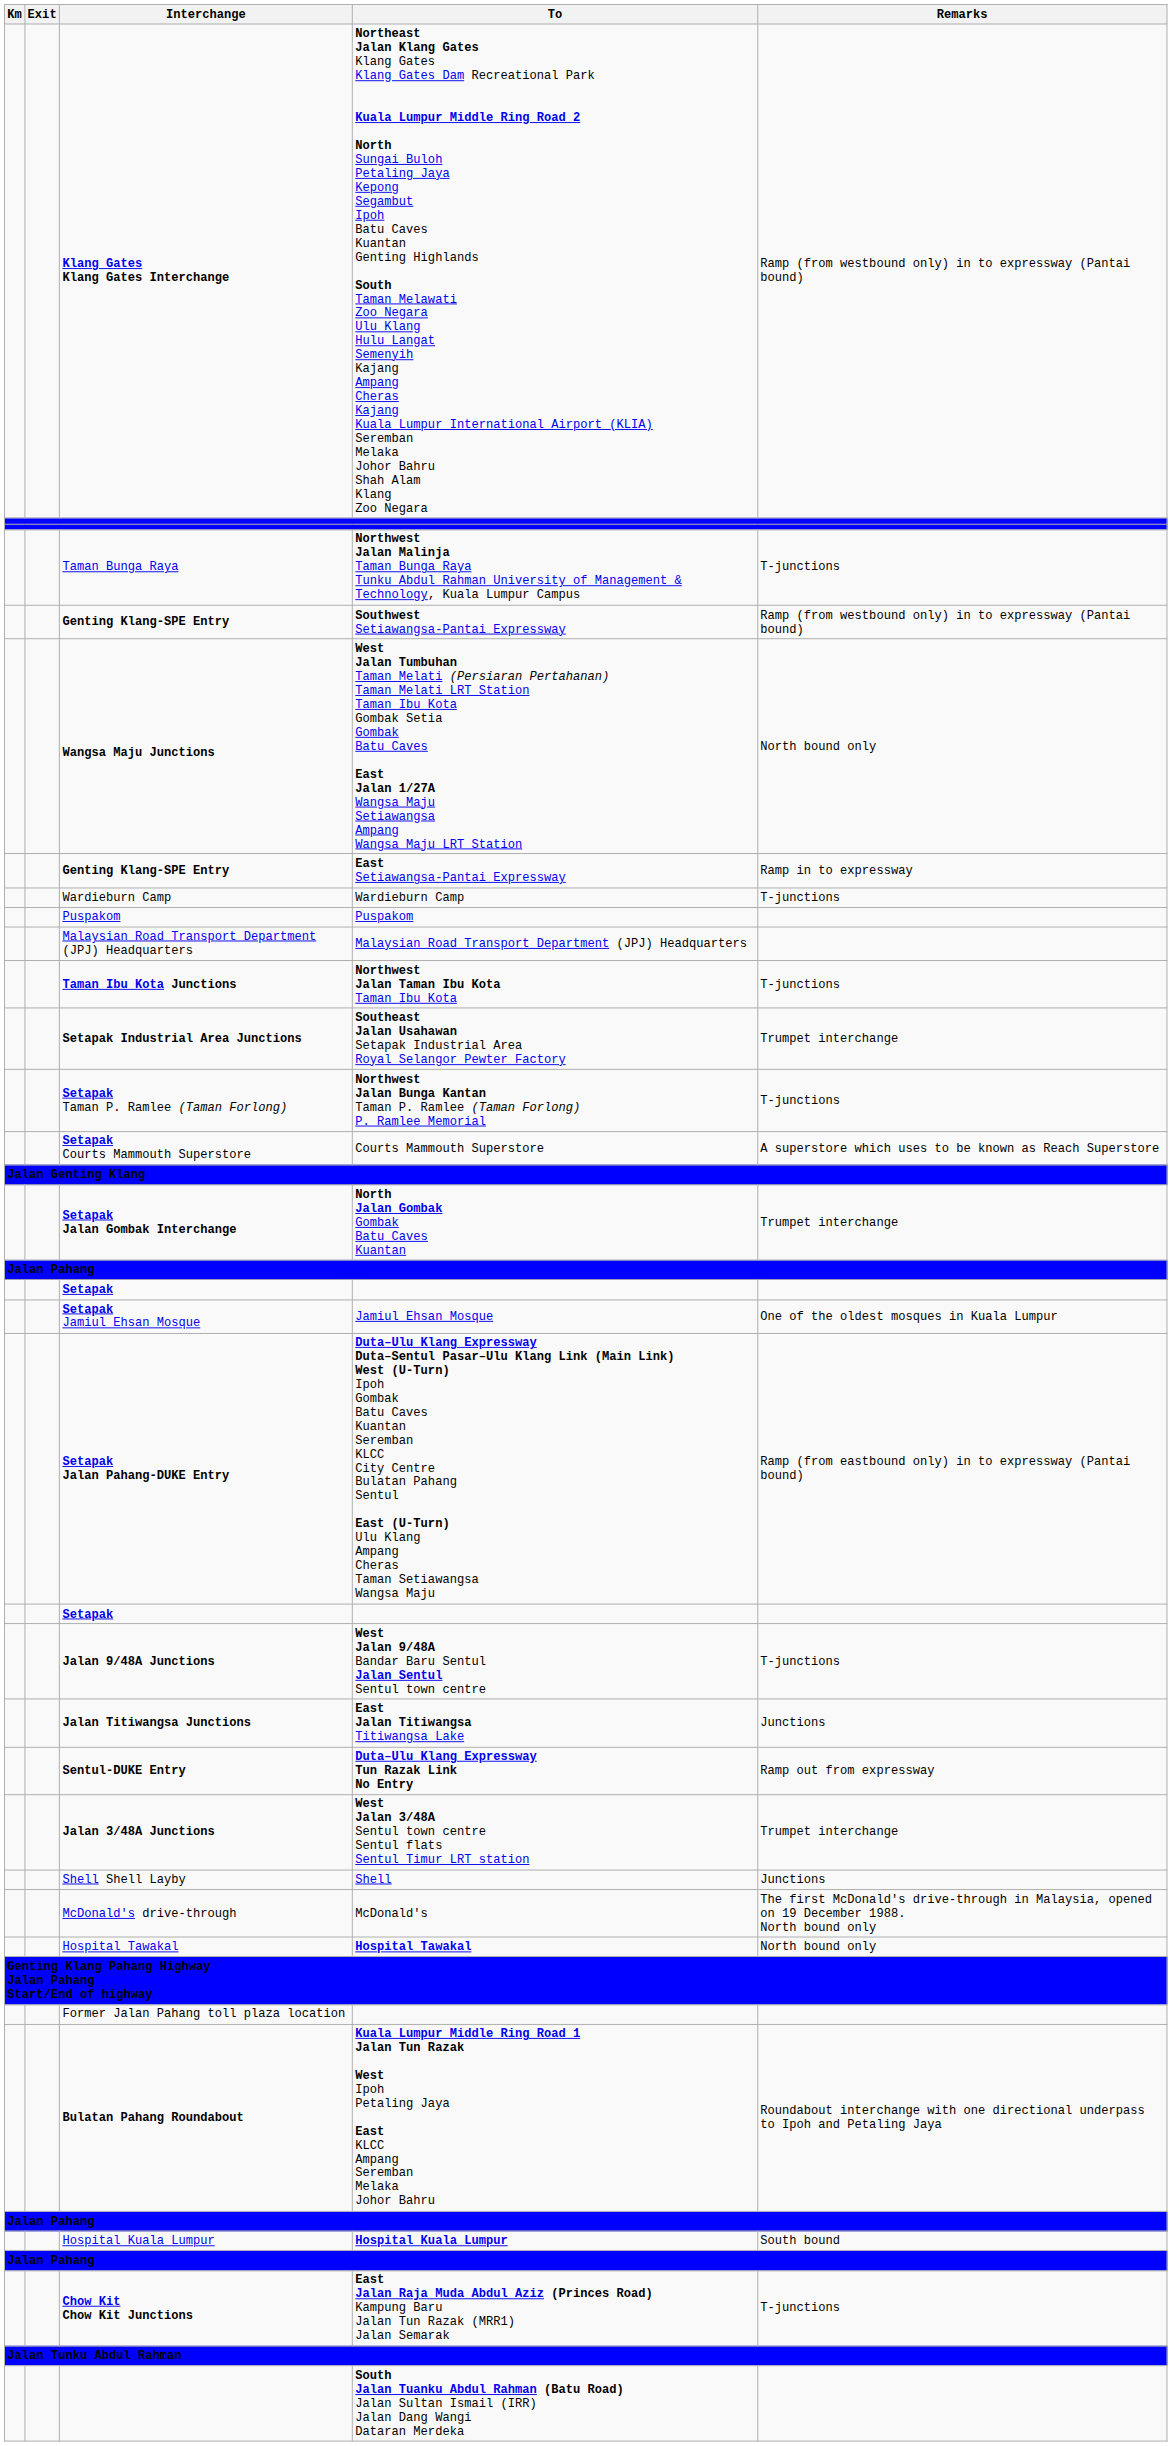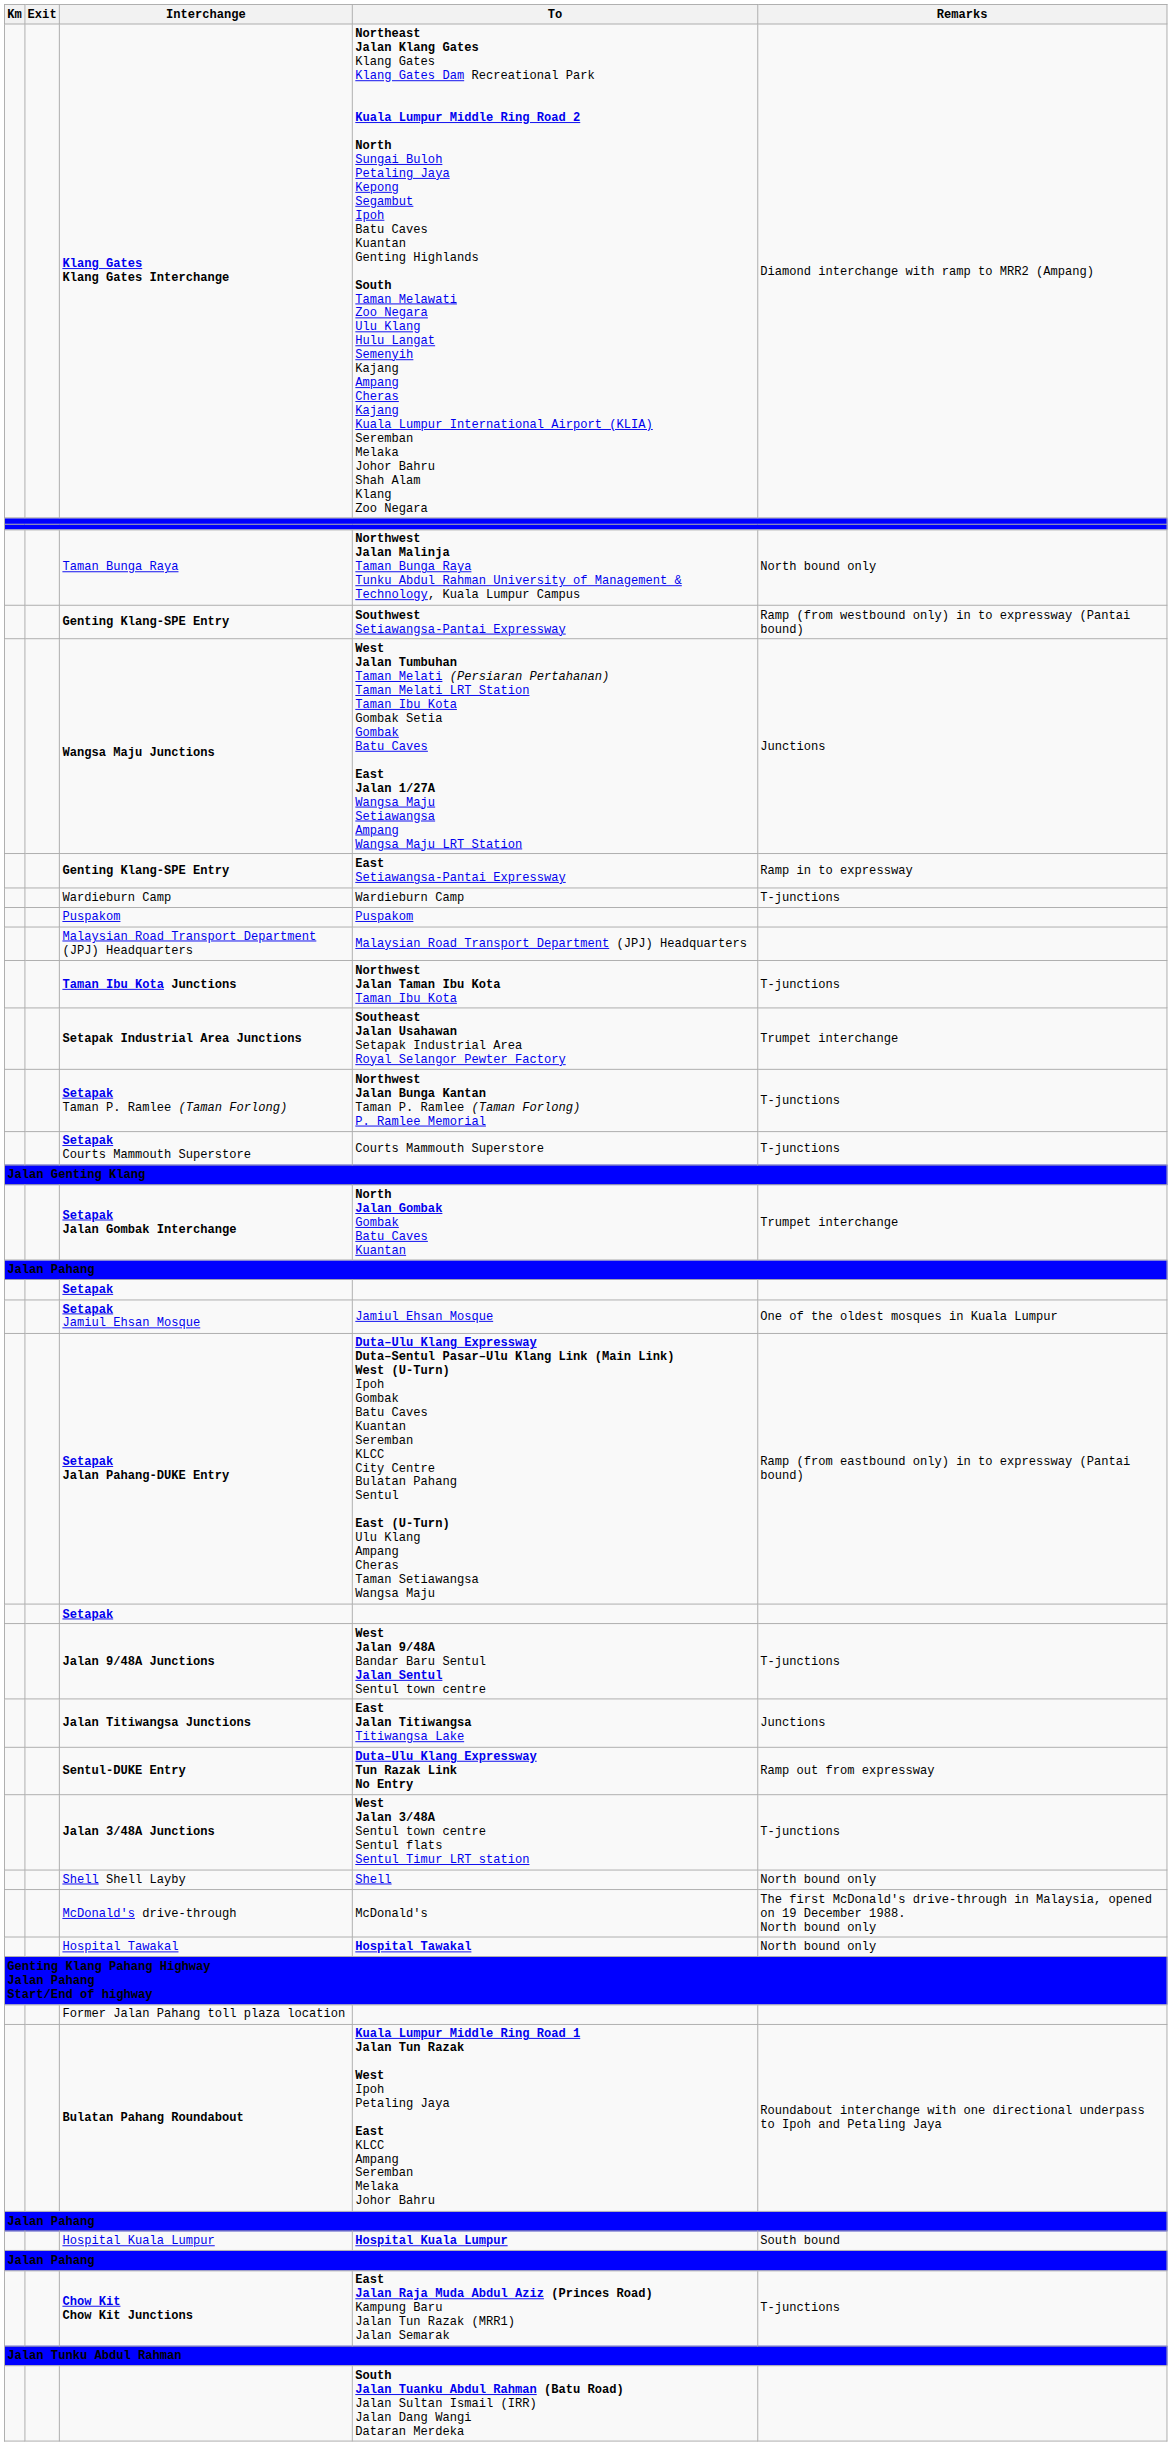(945, 271) Ramp (from westbound only) in to expressway (Pantai bound) -> (927, 271) Diamond interchange with ramp to MRR2 (Ampang)
(800, 567) T-junctions -> (818, 567) North bound only
(818, 746) North bound only -> (793, 746) Junctions
(960, 1148) A superstore which uses to be known as Reach Superstore -> (800, 1148) T-junctions
(829, 1832) Trumpet interchange -> (800, 1832) T-junctions
(793, 1880) Junctions -> (818, 1880) North bound only
